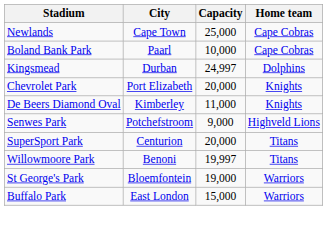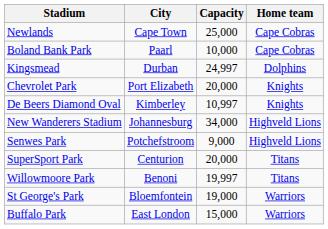(220, 104) 11,000 -> (222, 104) 10,997
+ row: (64, 123)
